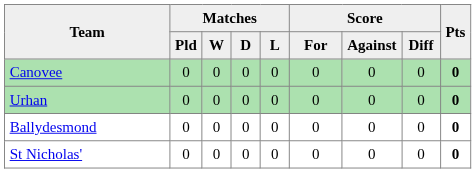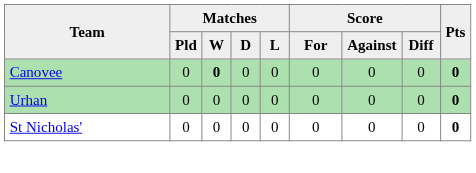(217, 72) normal -> (217, 72) bold
- row: (53, 127)
